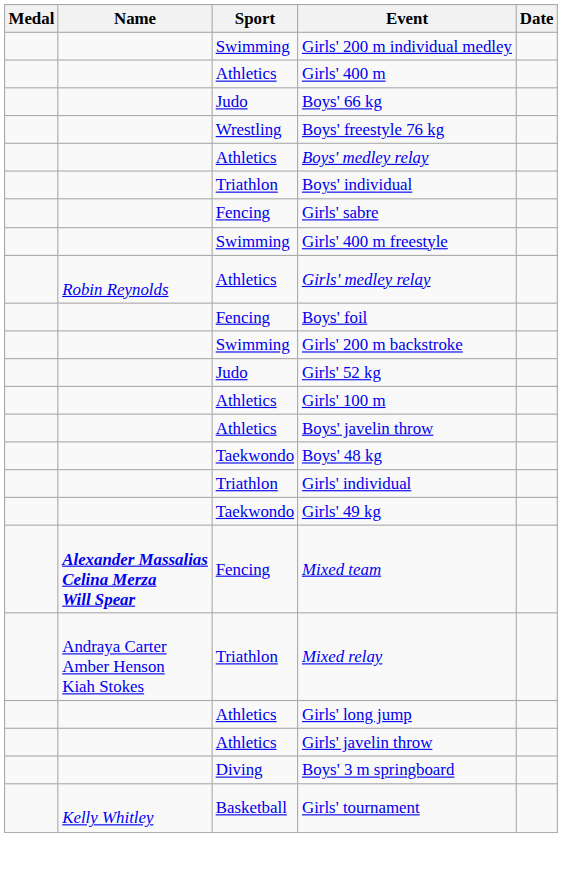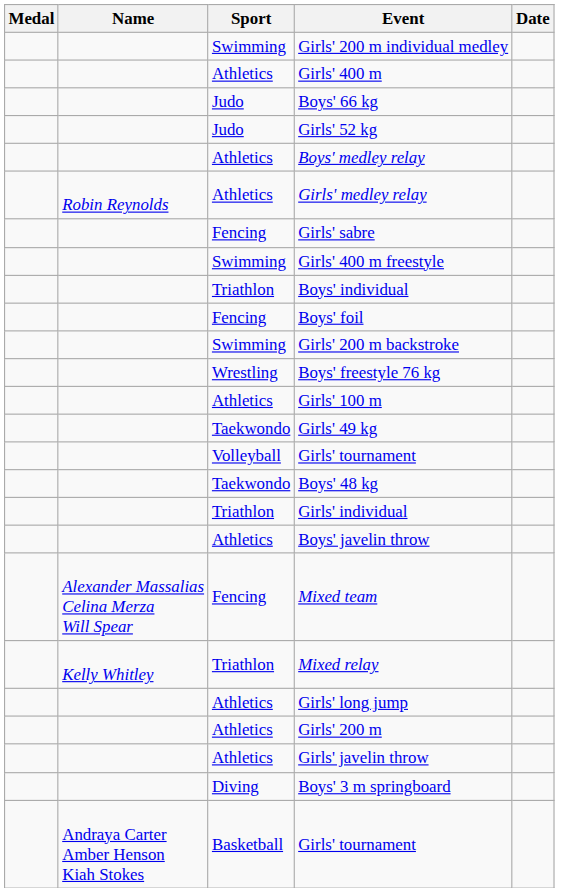rows swapped: (232, 372) <-> (249, 129)
rows swapped: (246, 278) <-> (247, 185)
rows swapped: (246, 428) <-> (255, 511)
+ row: (246, 455)
(135, 579) bold -> (133, 607) normal
(114, 667) Andraya Carter Amber Henson Kiah Stokes -> (108, 674) Kelly Whitley
+ row: (242, 730)
(108, 818) Kelly Whitley -> (114, 853) Andraya Carter Amber Henson Kiah Stokes
